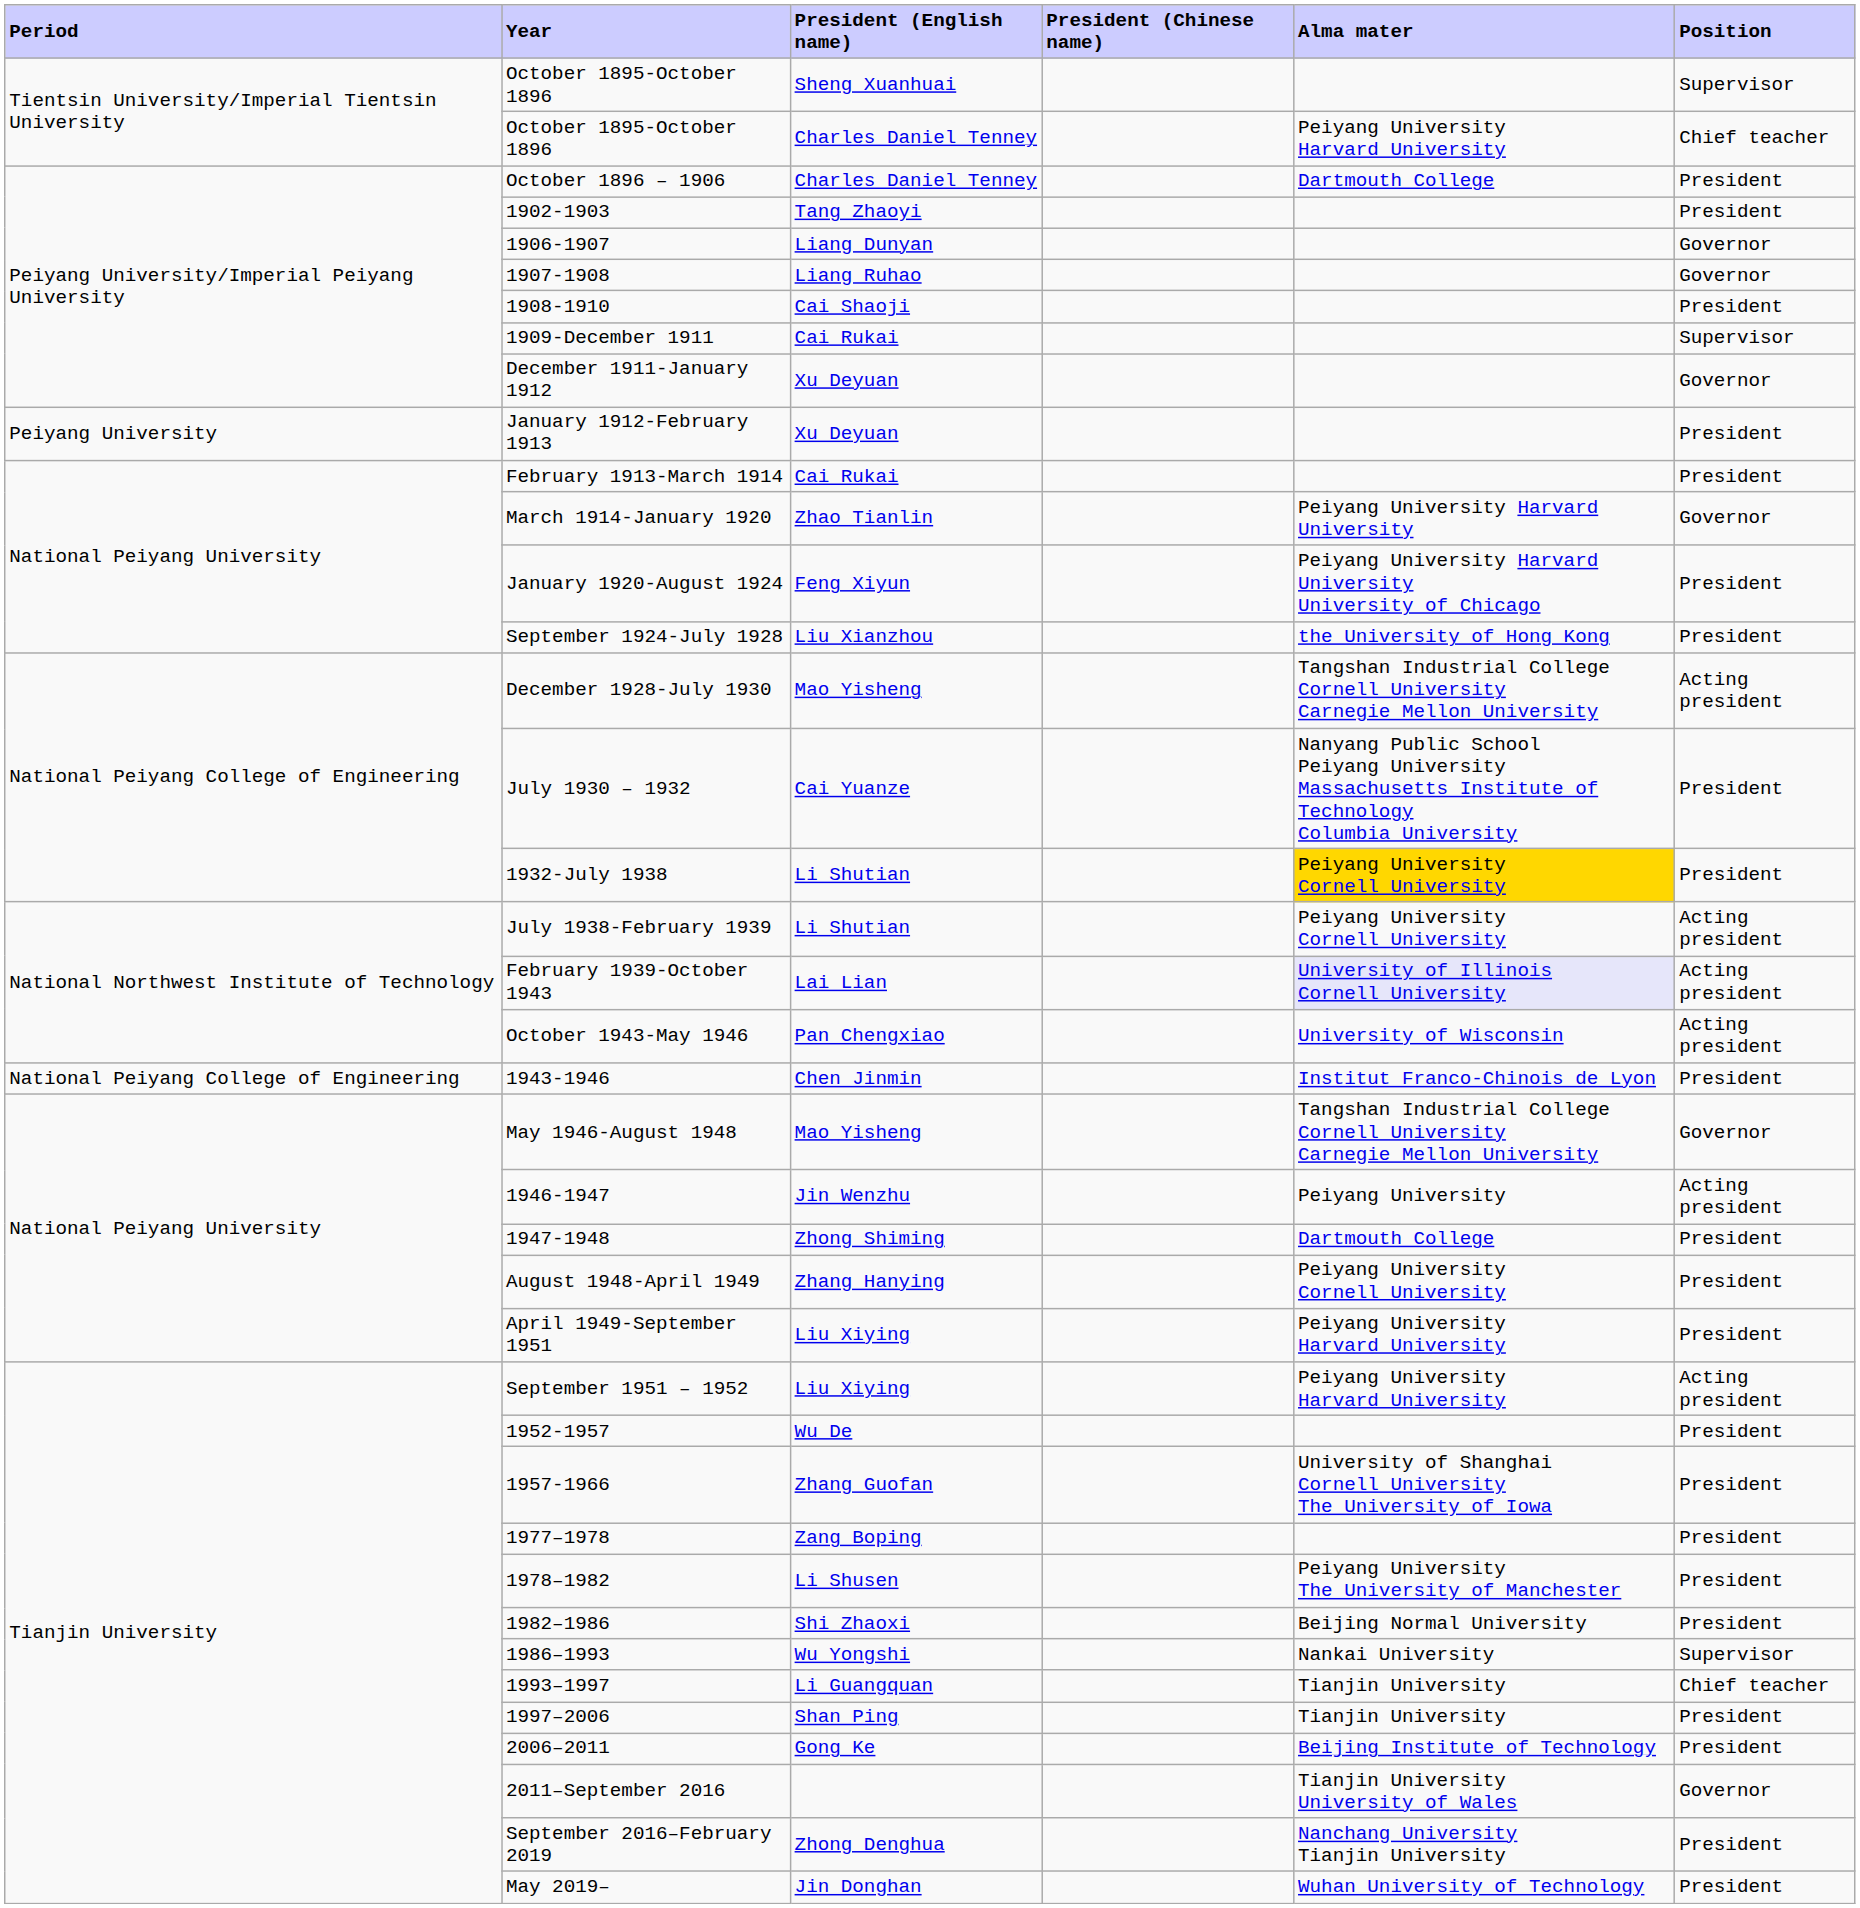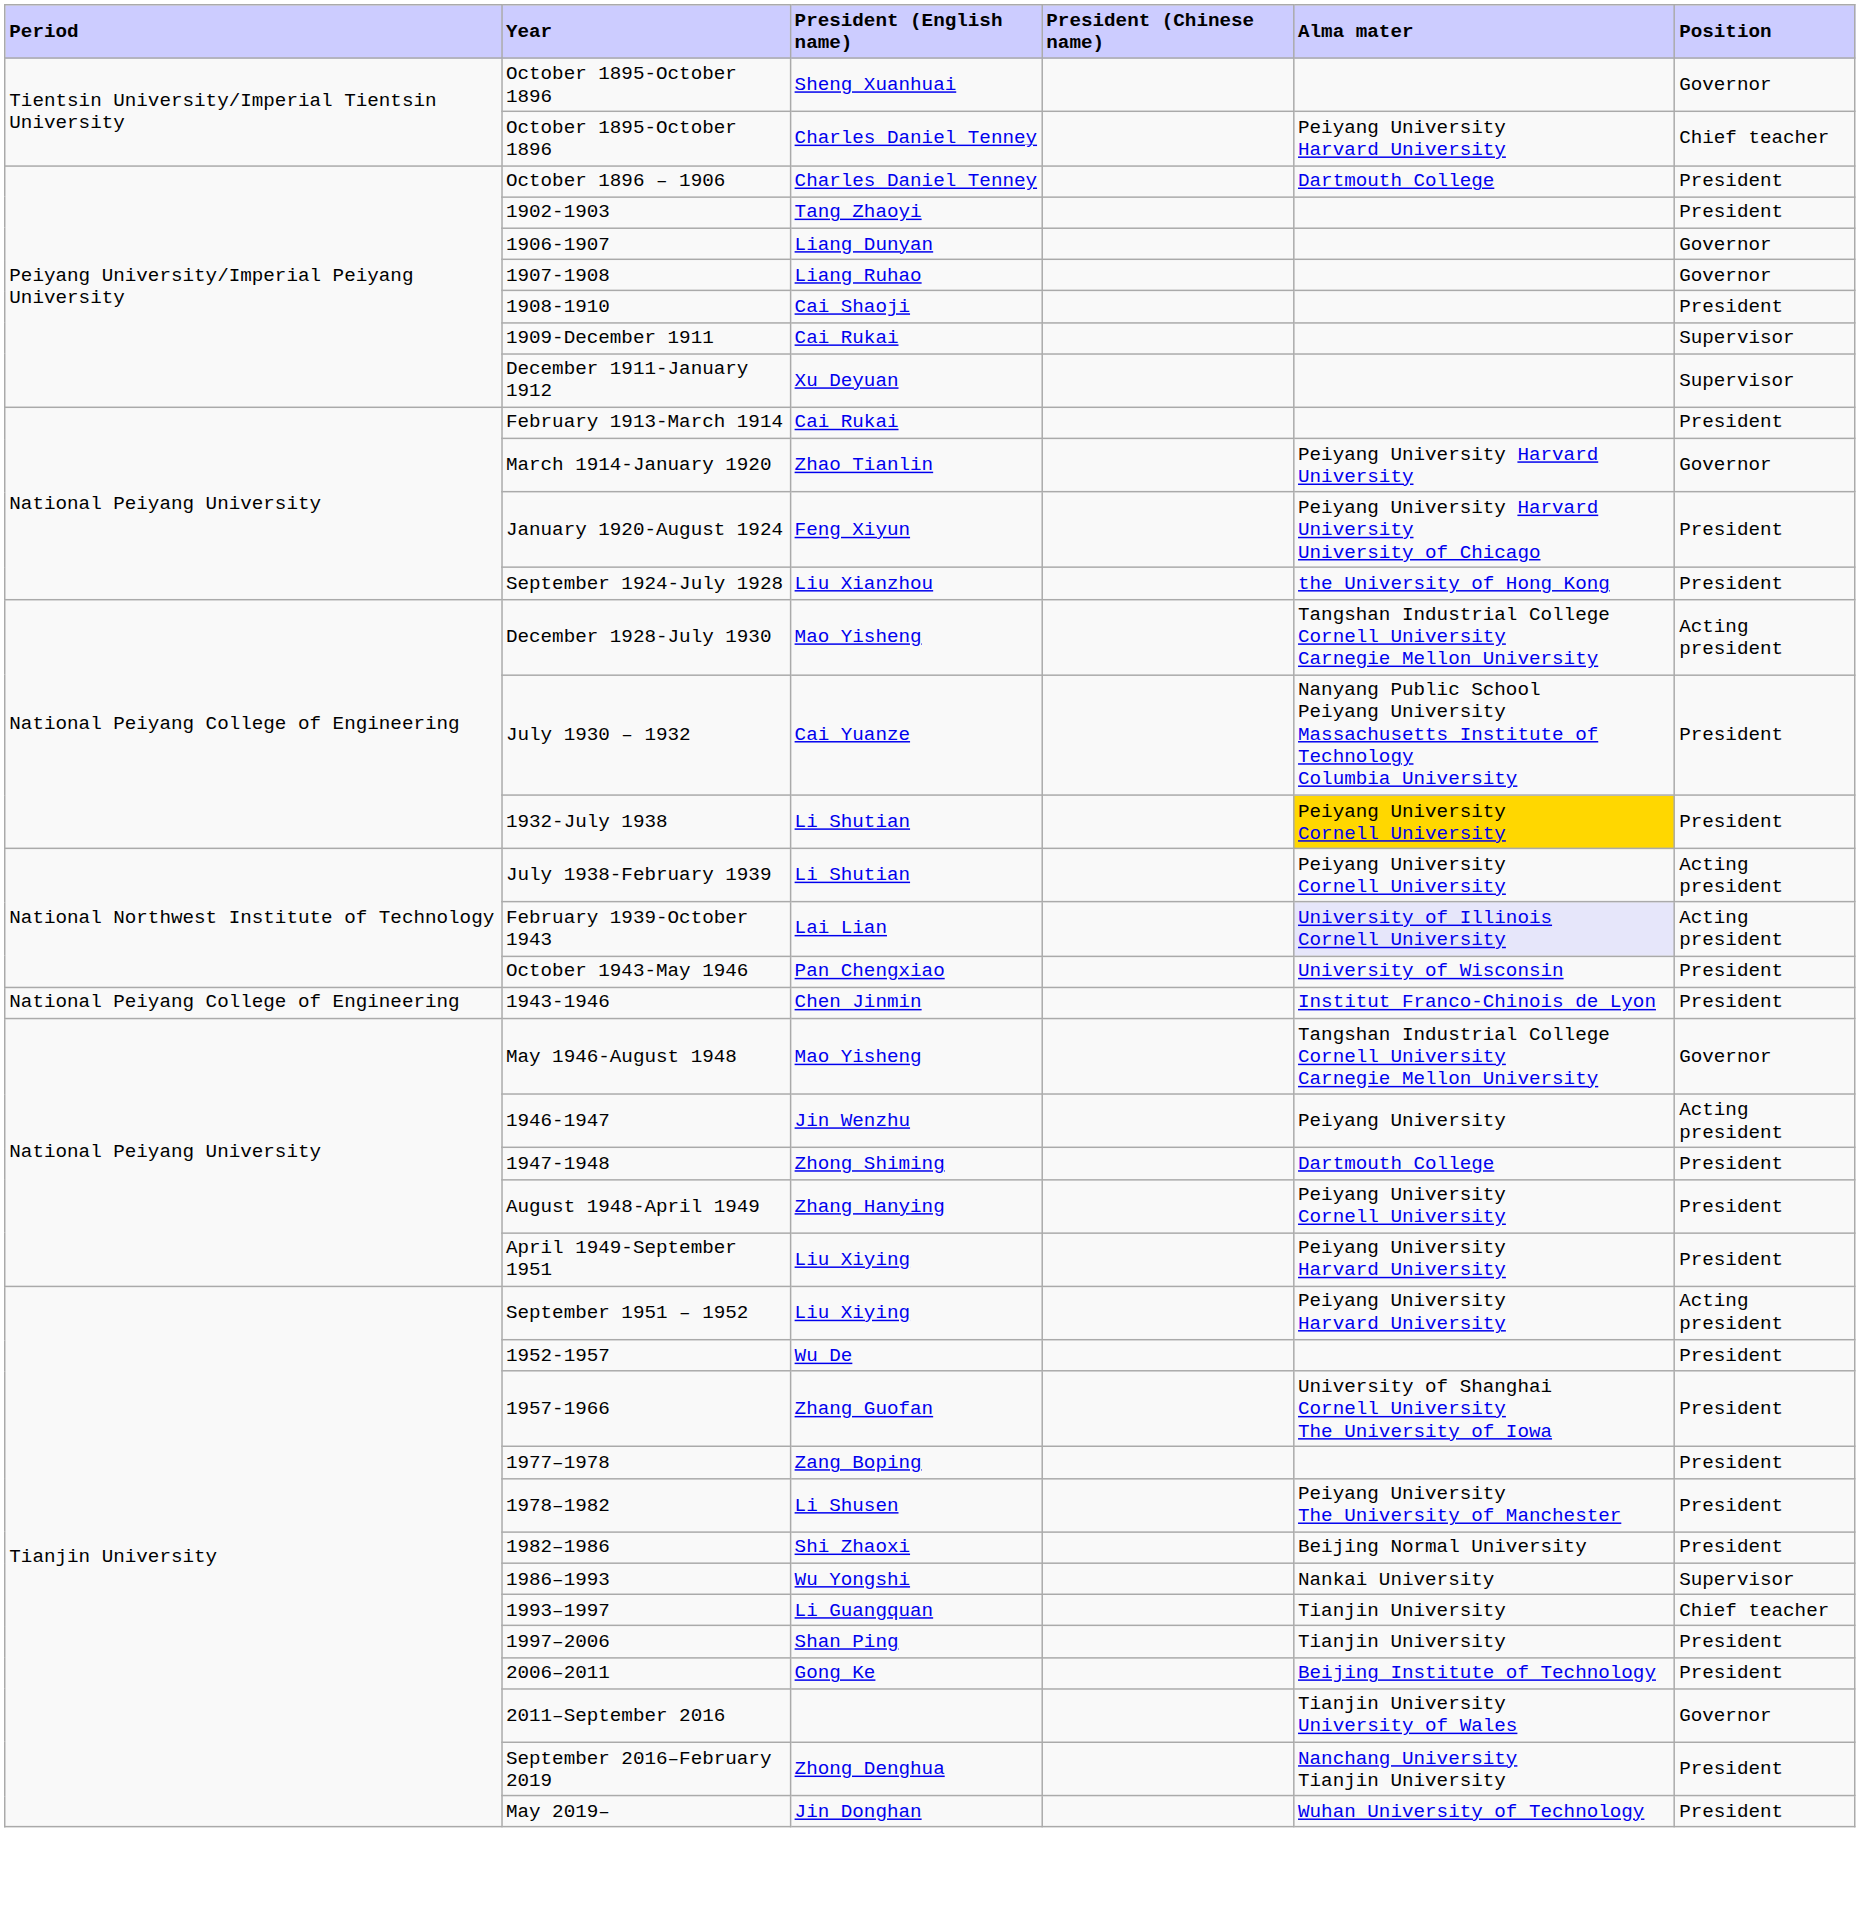(1737, 85) Supervisor -> (1725, 85) Governor
(1725, 380) Governor -> (1737, 380) Supervisor
- row: (627, 434)
(1731, 1036) Acting president -> (1731, 971) President
